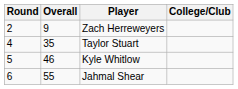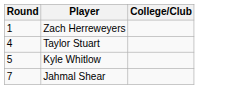- column: (60, 12)
(9, 28) 2 -> (9, 28) 1
(9, 76) 6 -> (9, 76) 7
